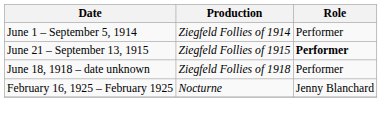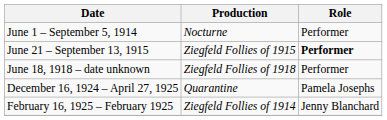(234, 32) Ziegfeld Follies of 1914 -> (205, 32) Nocturne
+ row: (93, 87)
(200, 87) Nocturne -> (240, 106) Ziegfeld Follies of 1914
